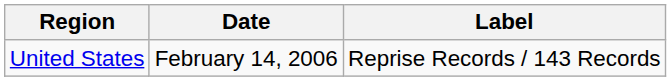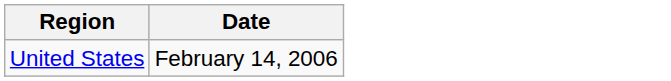- column: (504, 22)
